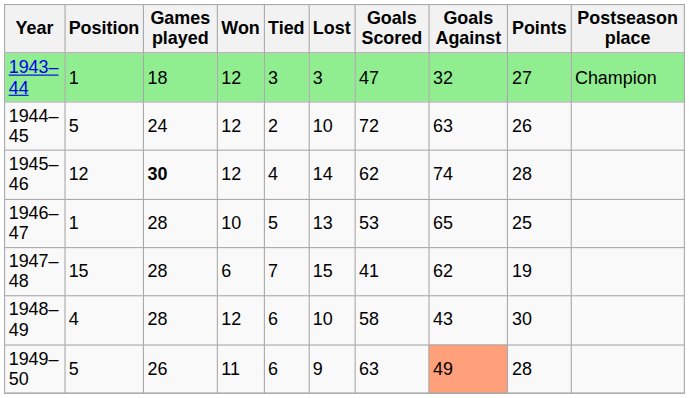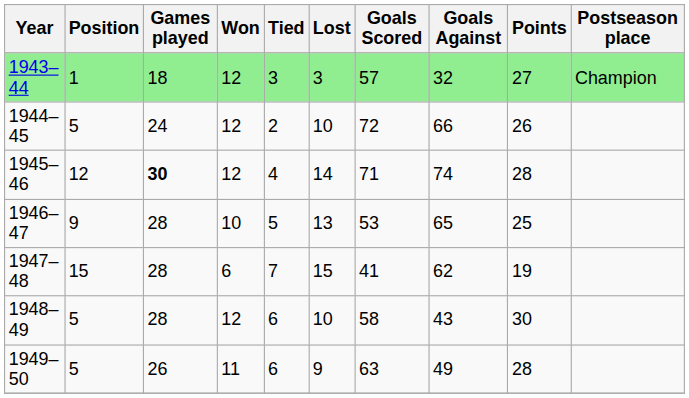(369, 77) 47 -> (369, 77) 57
(443, 125) 63 -> (443, 125) 66
(369, 174) 62 -> (369, 174) 71
(74, 223) 1 -> (74, 223) 9
(74, 320) 4 -> (74, 320) 5
(443, 368) lightsalmon background -> (443, 368) no background
